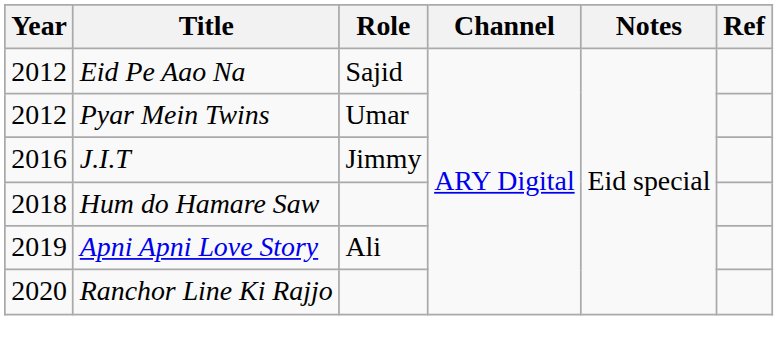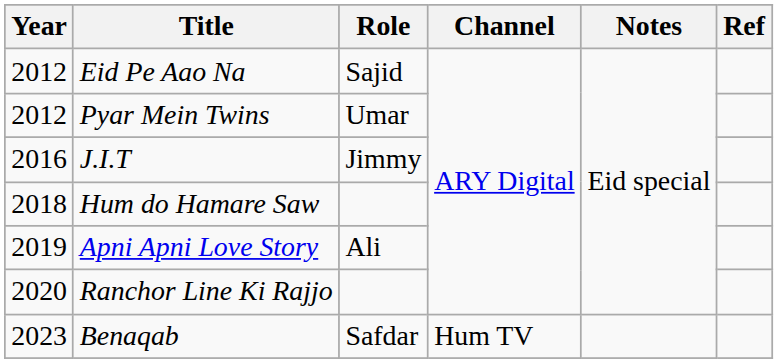+ row: (129, 335)
